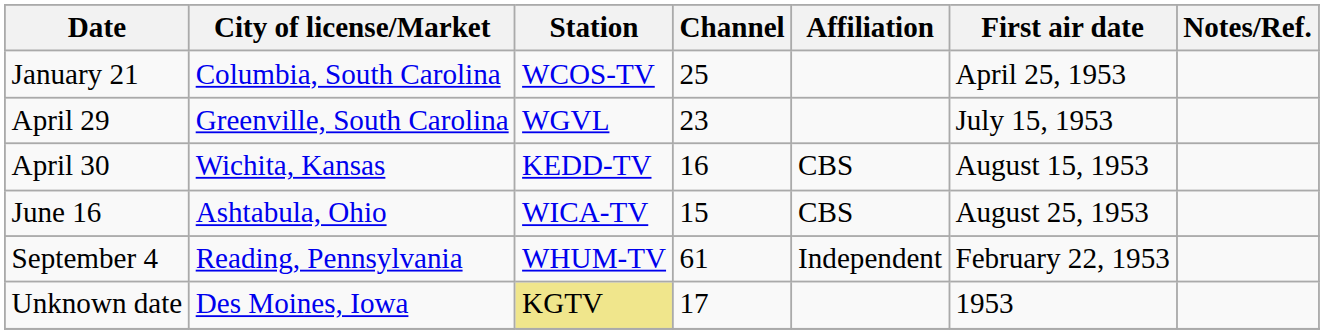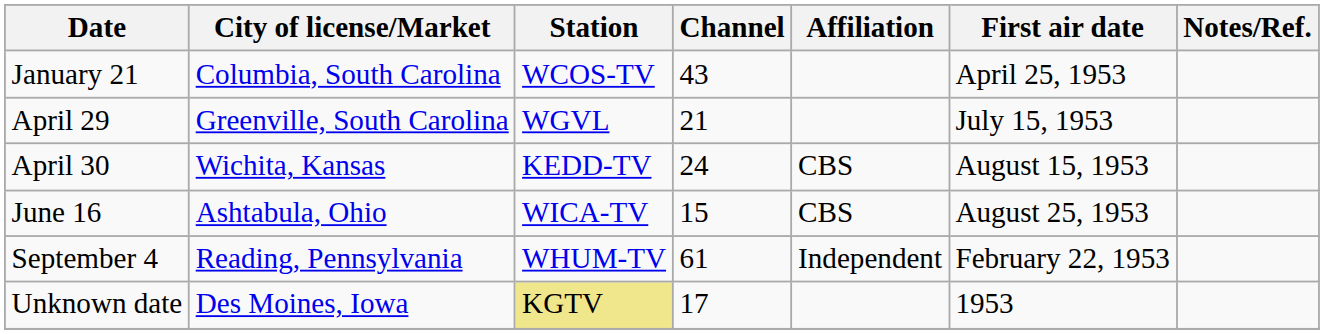(694, 73) 25 -> (694, 73) 43
(694, 119) 23 -> (694, 119) 21
(694, 166) 16 -> (694, 166) 24
